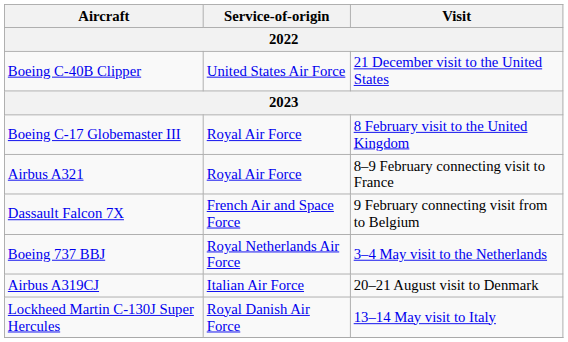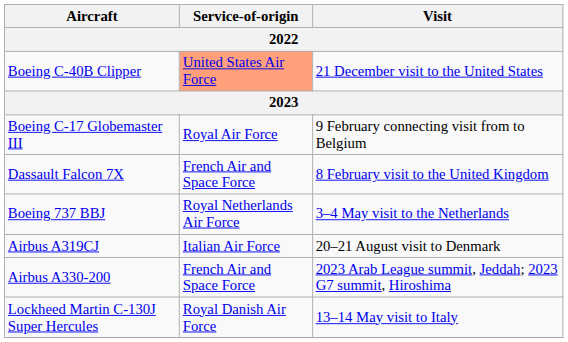(276, 71) no background -> (234, 71) lightsalmon background
(441, 134) 8 February visit to the United Kingdom -> (420, 134) 9 February connecting visit from to Belgium
- row: (46, 174)
(451, 214) 9 February connecting visit from to Belgium -> (432, 174) 8 February visit to the United Kingdom
+ row: (59, 277)
